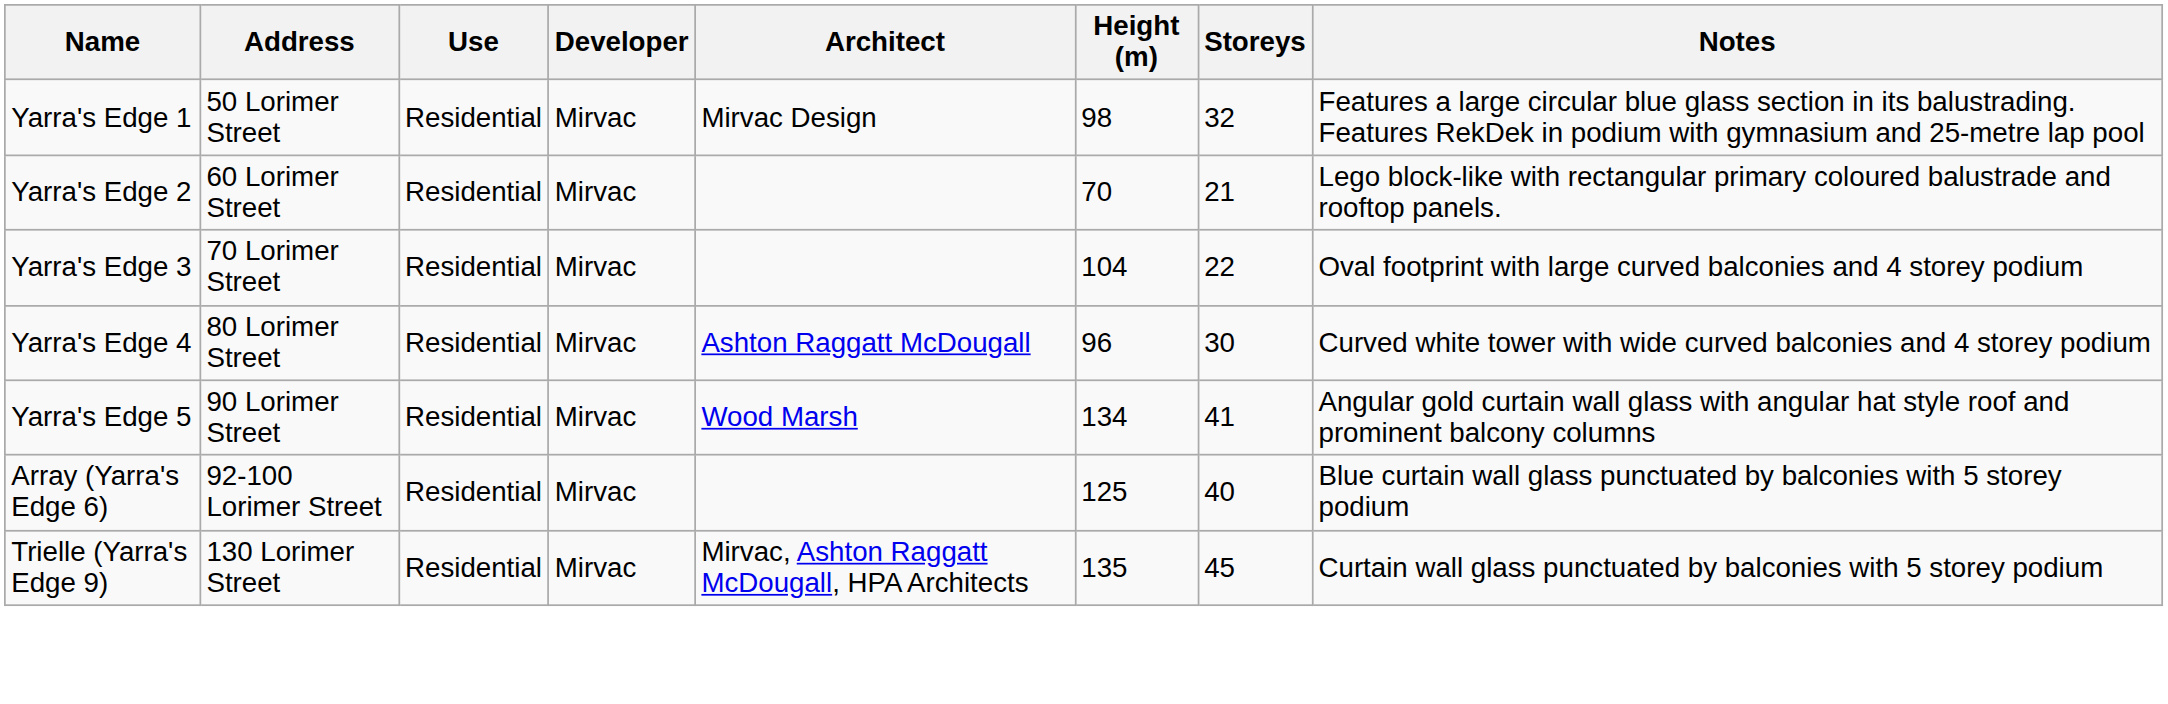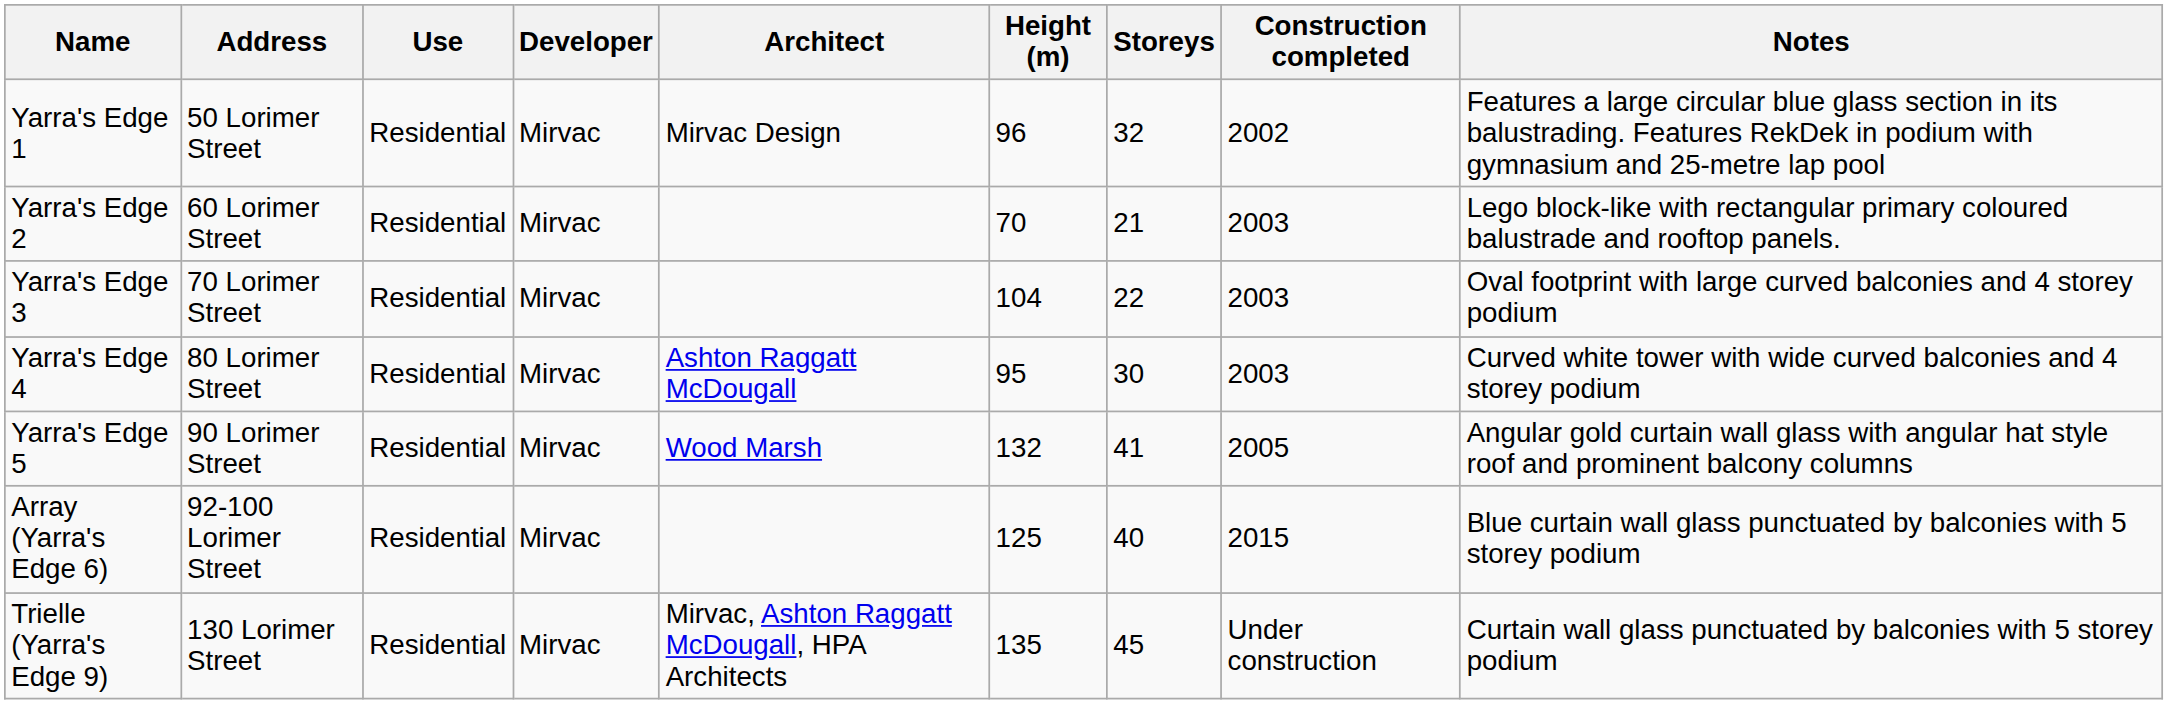+ column: (1341, 42)
(1097, 117) 98 -> (1011, 132) 96
(1097, 342) 96 -> (1011, 373) 95
(1104, 417) 134 -> (1019, 448) 132
